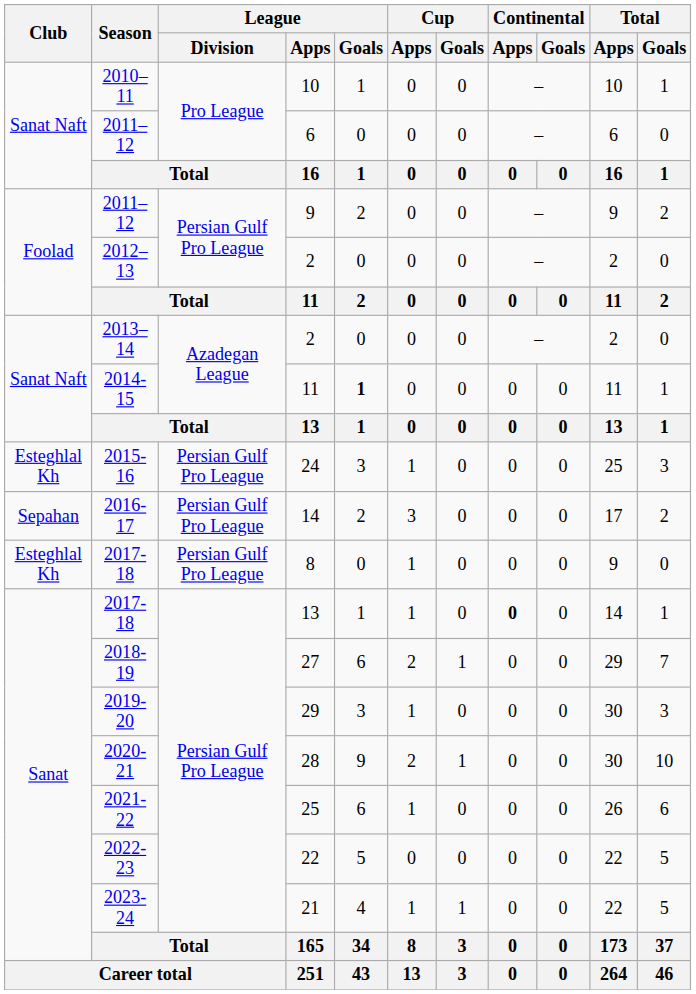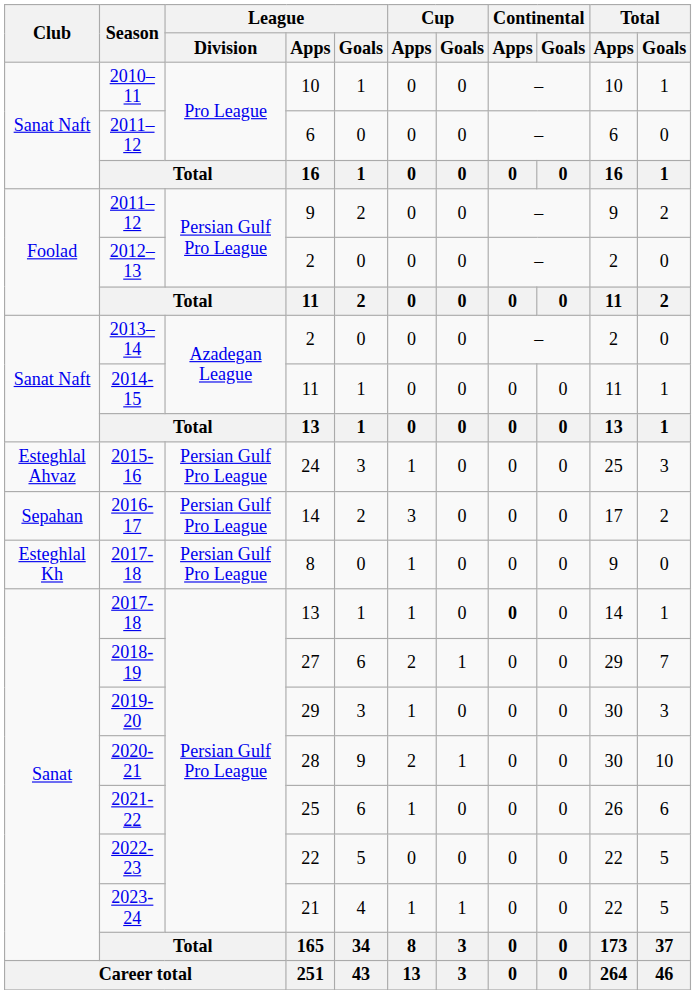(361, 388) bold -> (361, 388) normal
(48, 466) Esteghlal Kh -> (52, 466) Esteghlal Ahvaz
